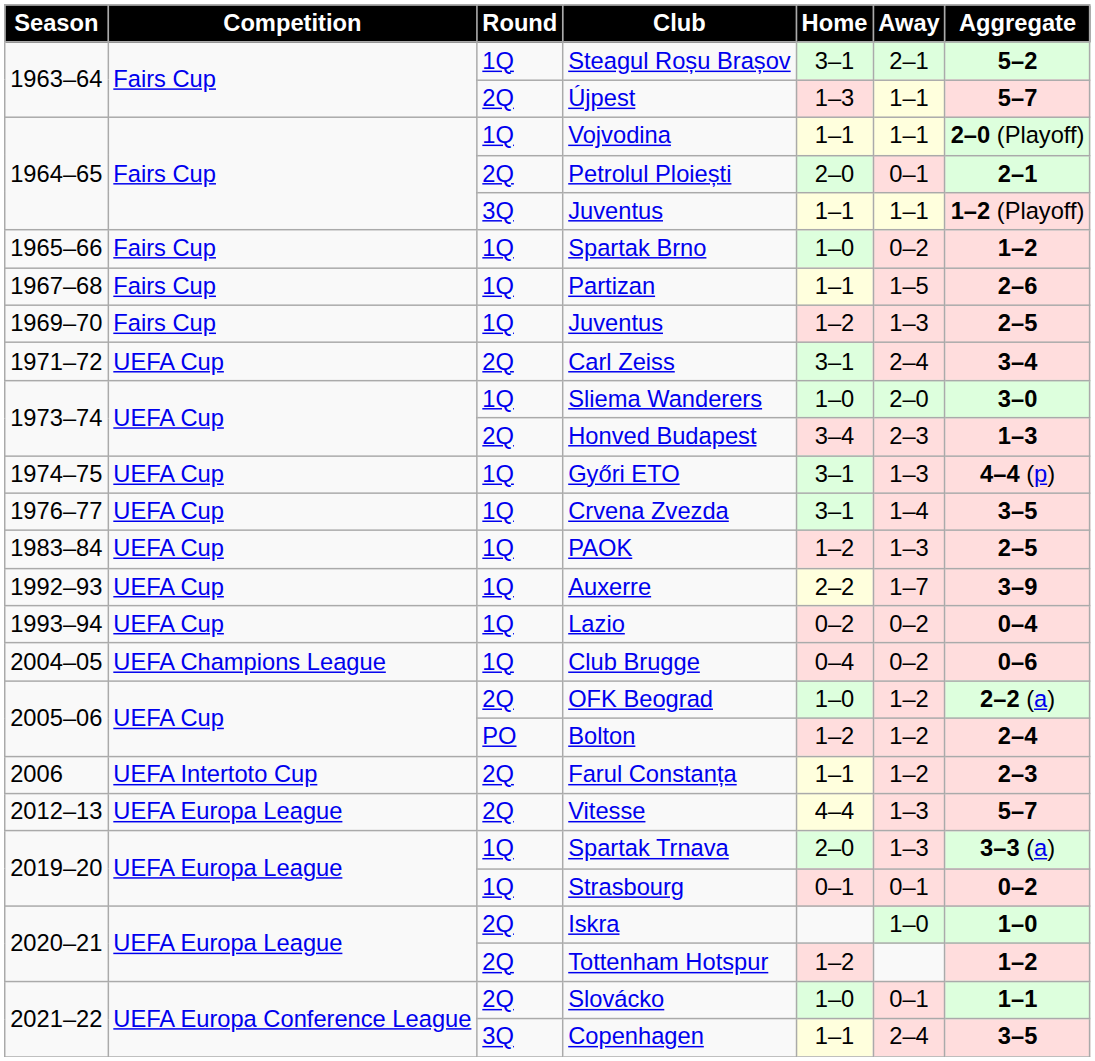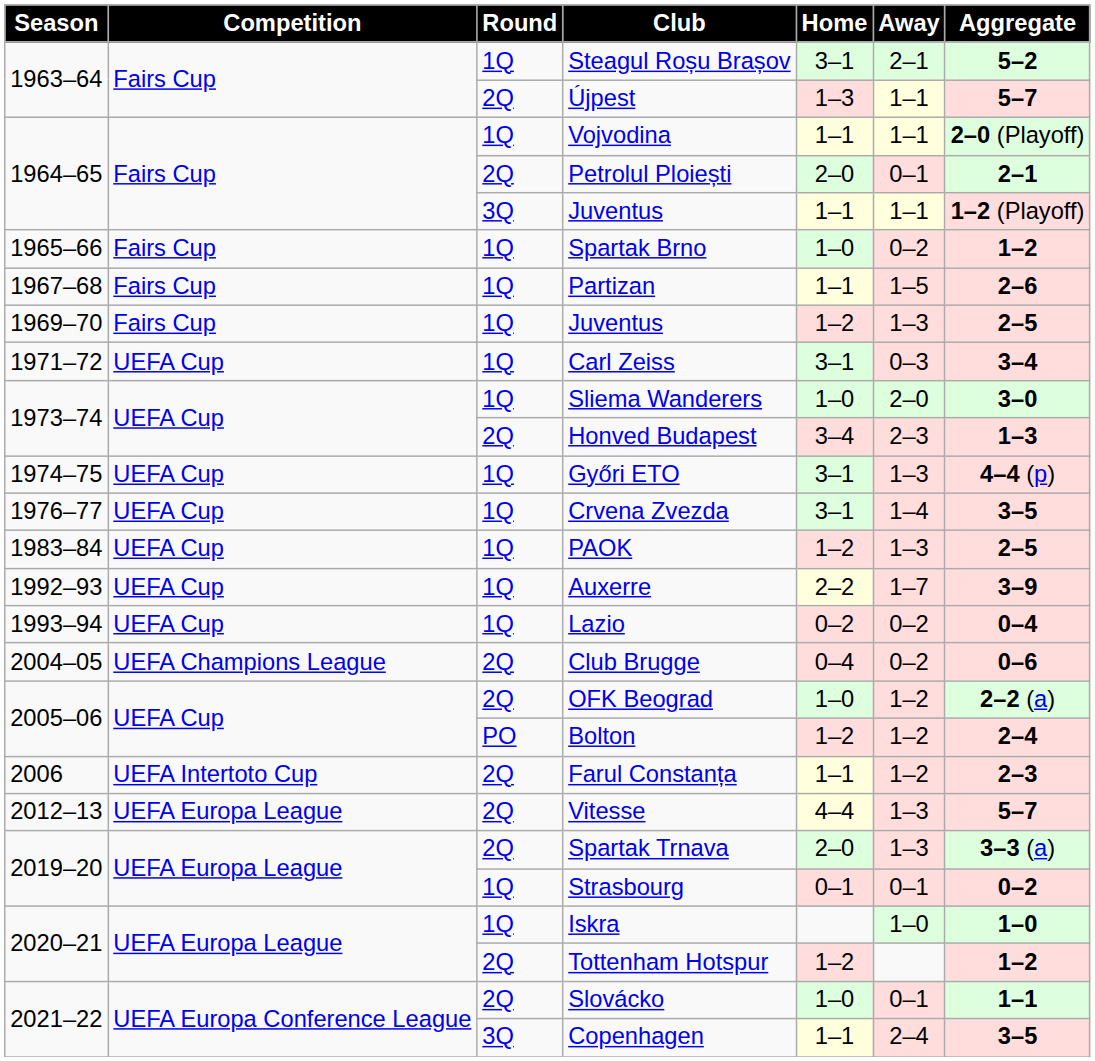(498, 361) 2Q -> (498, 361) 1Q
(909, 361) 2–4 -> (909, 361) 0–3
(498, 661) 1Q -> (498, 661) 2Q
(498, 849) 1Q -> (498, 849) 2Q
(498, 924) 2Q -> (498, 924) 1Q
